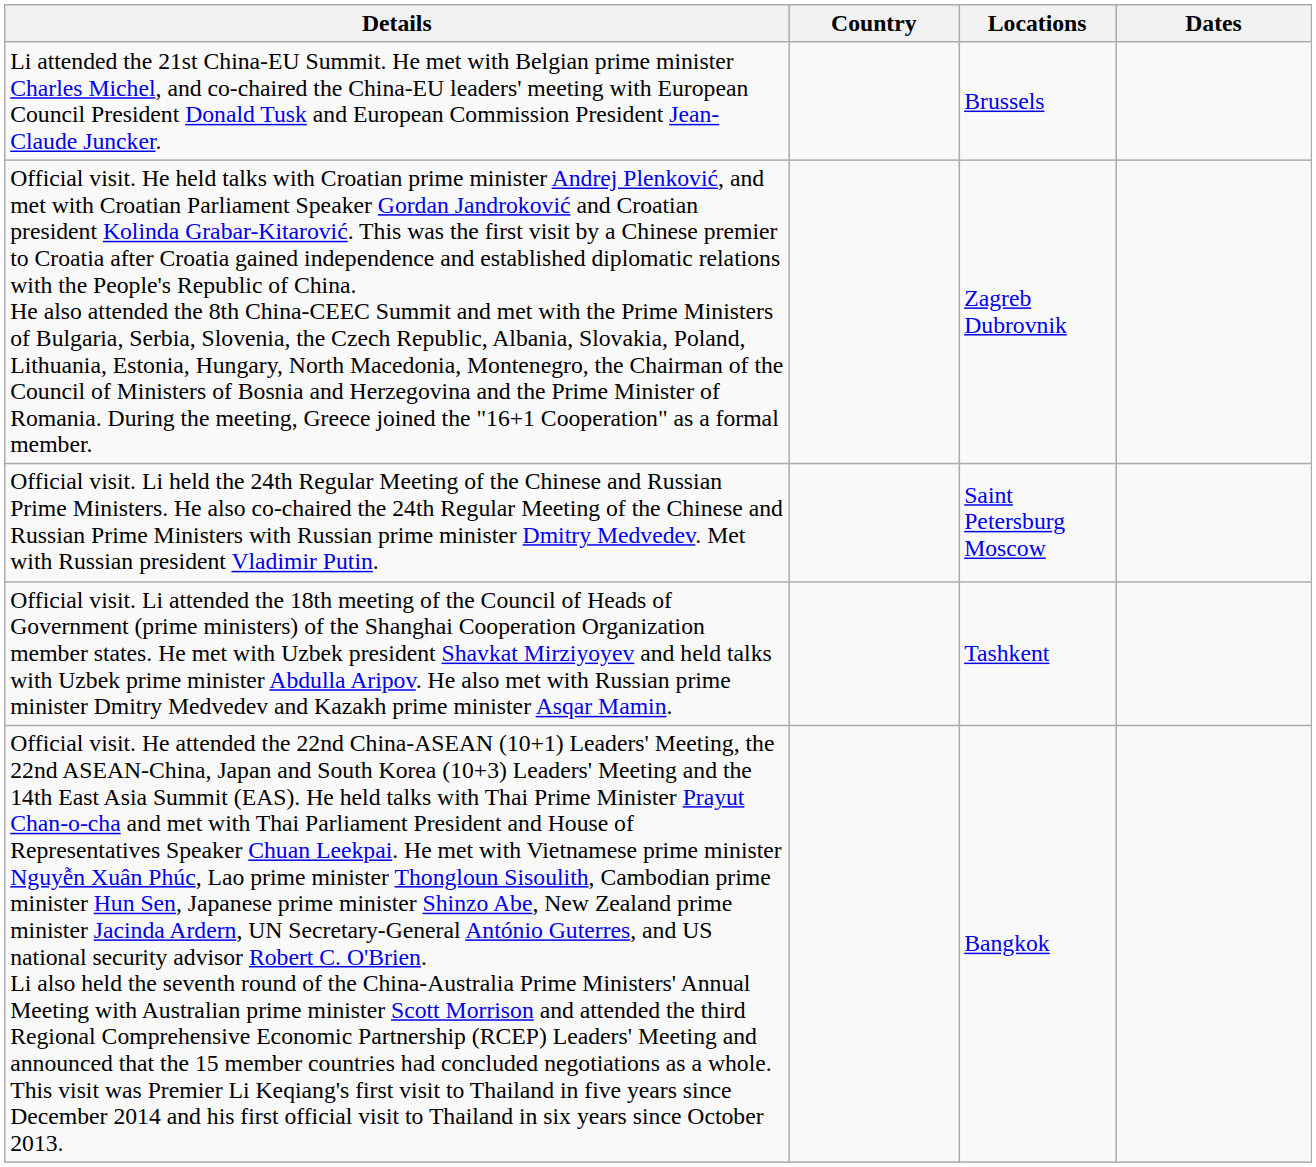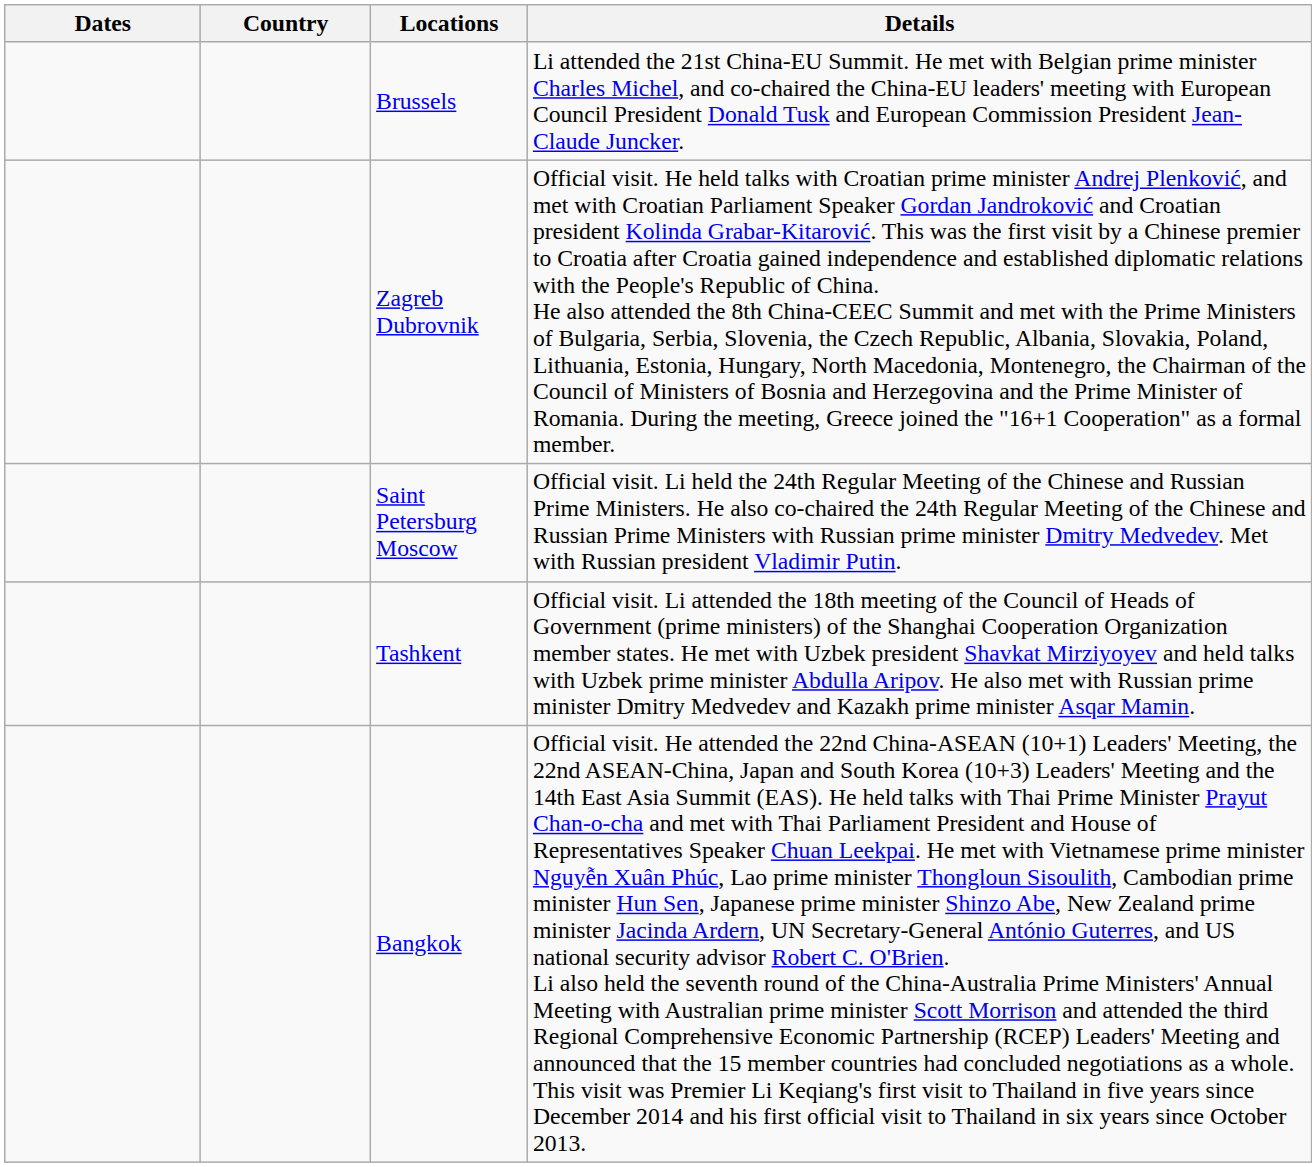columns swapped: (1214, 23) <-> (397, 23)
